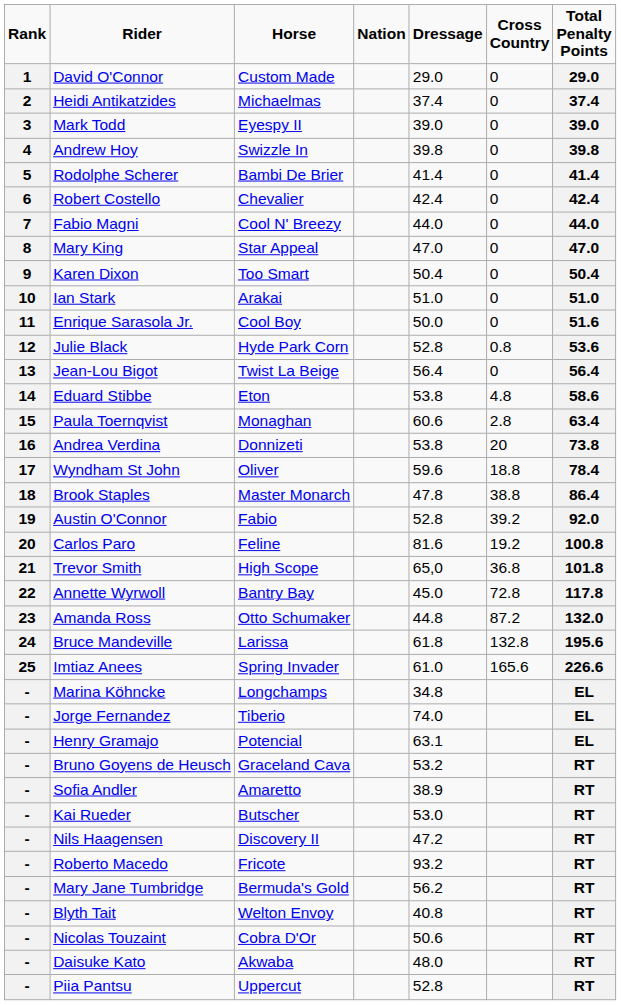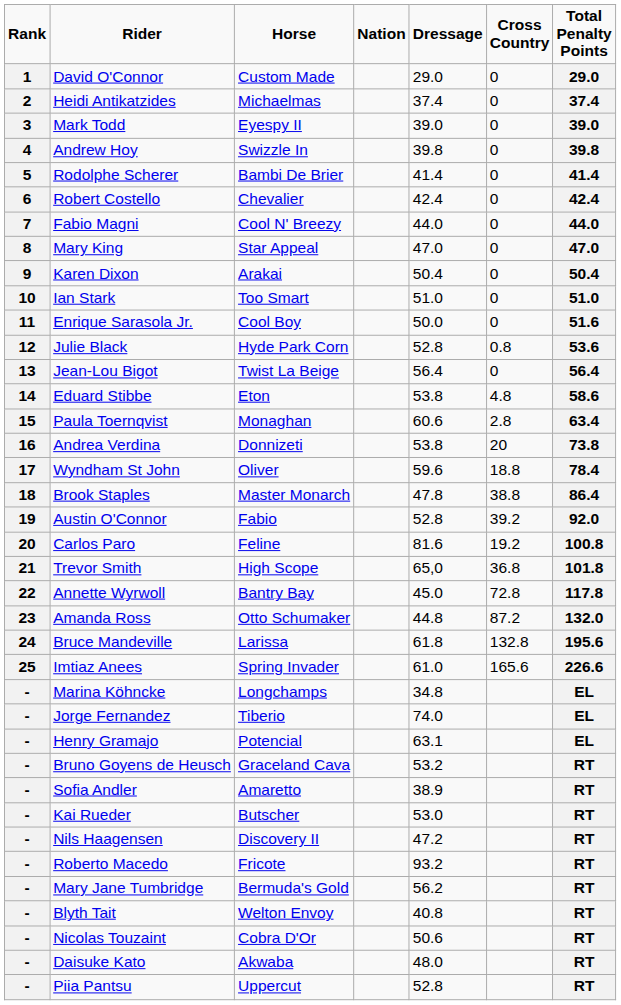(273, 273) Too Smart -> (260, 273) Arakai
(260, 297) Arakai -> (273, 297) Too Smart
